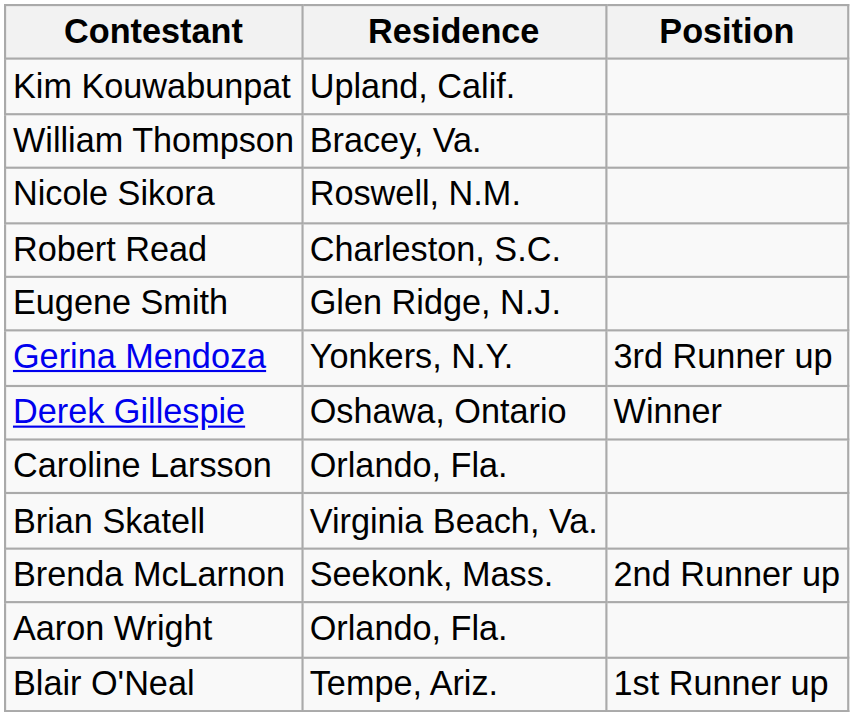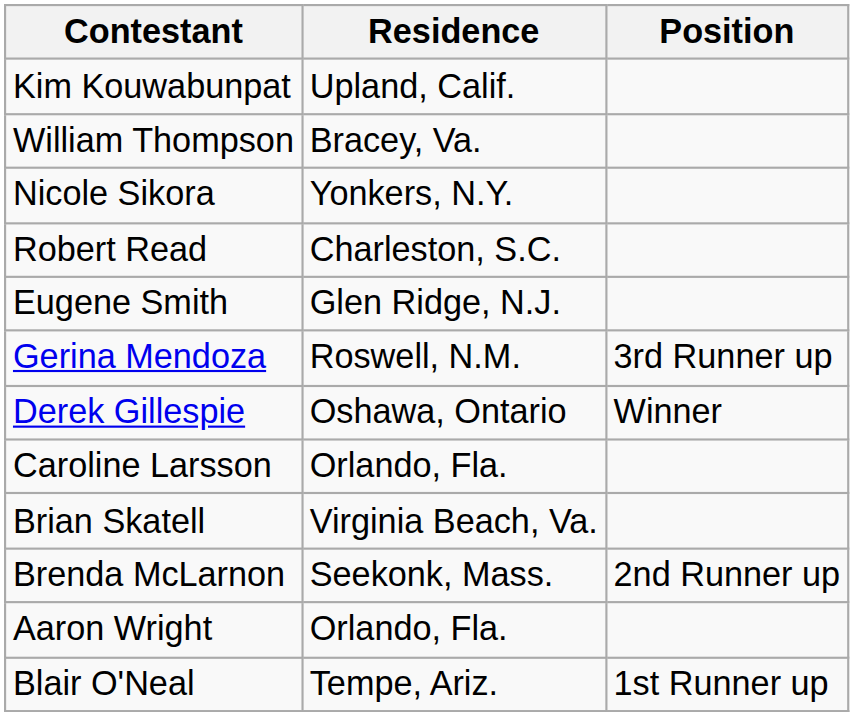(415, 194) Roswell, N.M. -> (412, 194) Yonkers, N.Y.
(412, 357) Yonkers, N.Y. -> (415, 357) Roswell, N.M.
